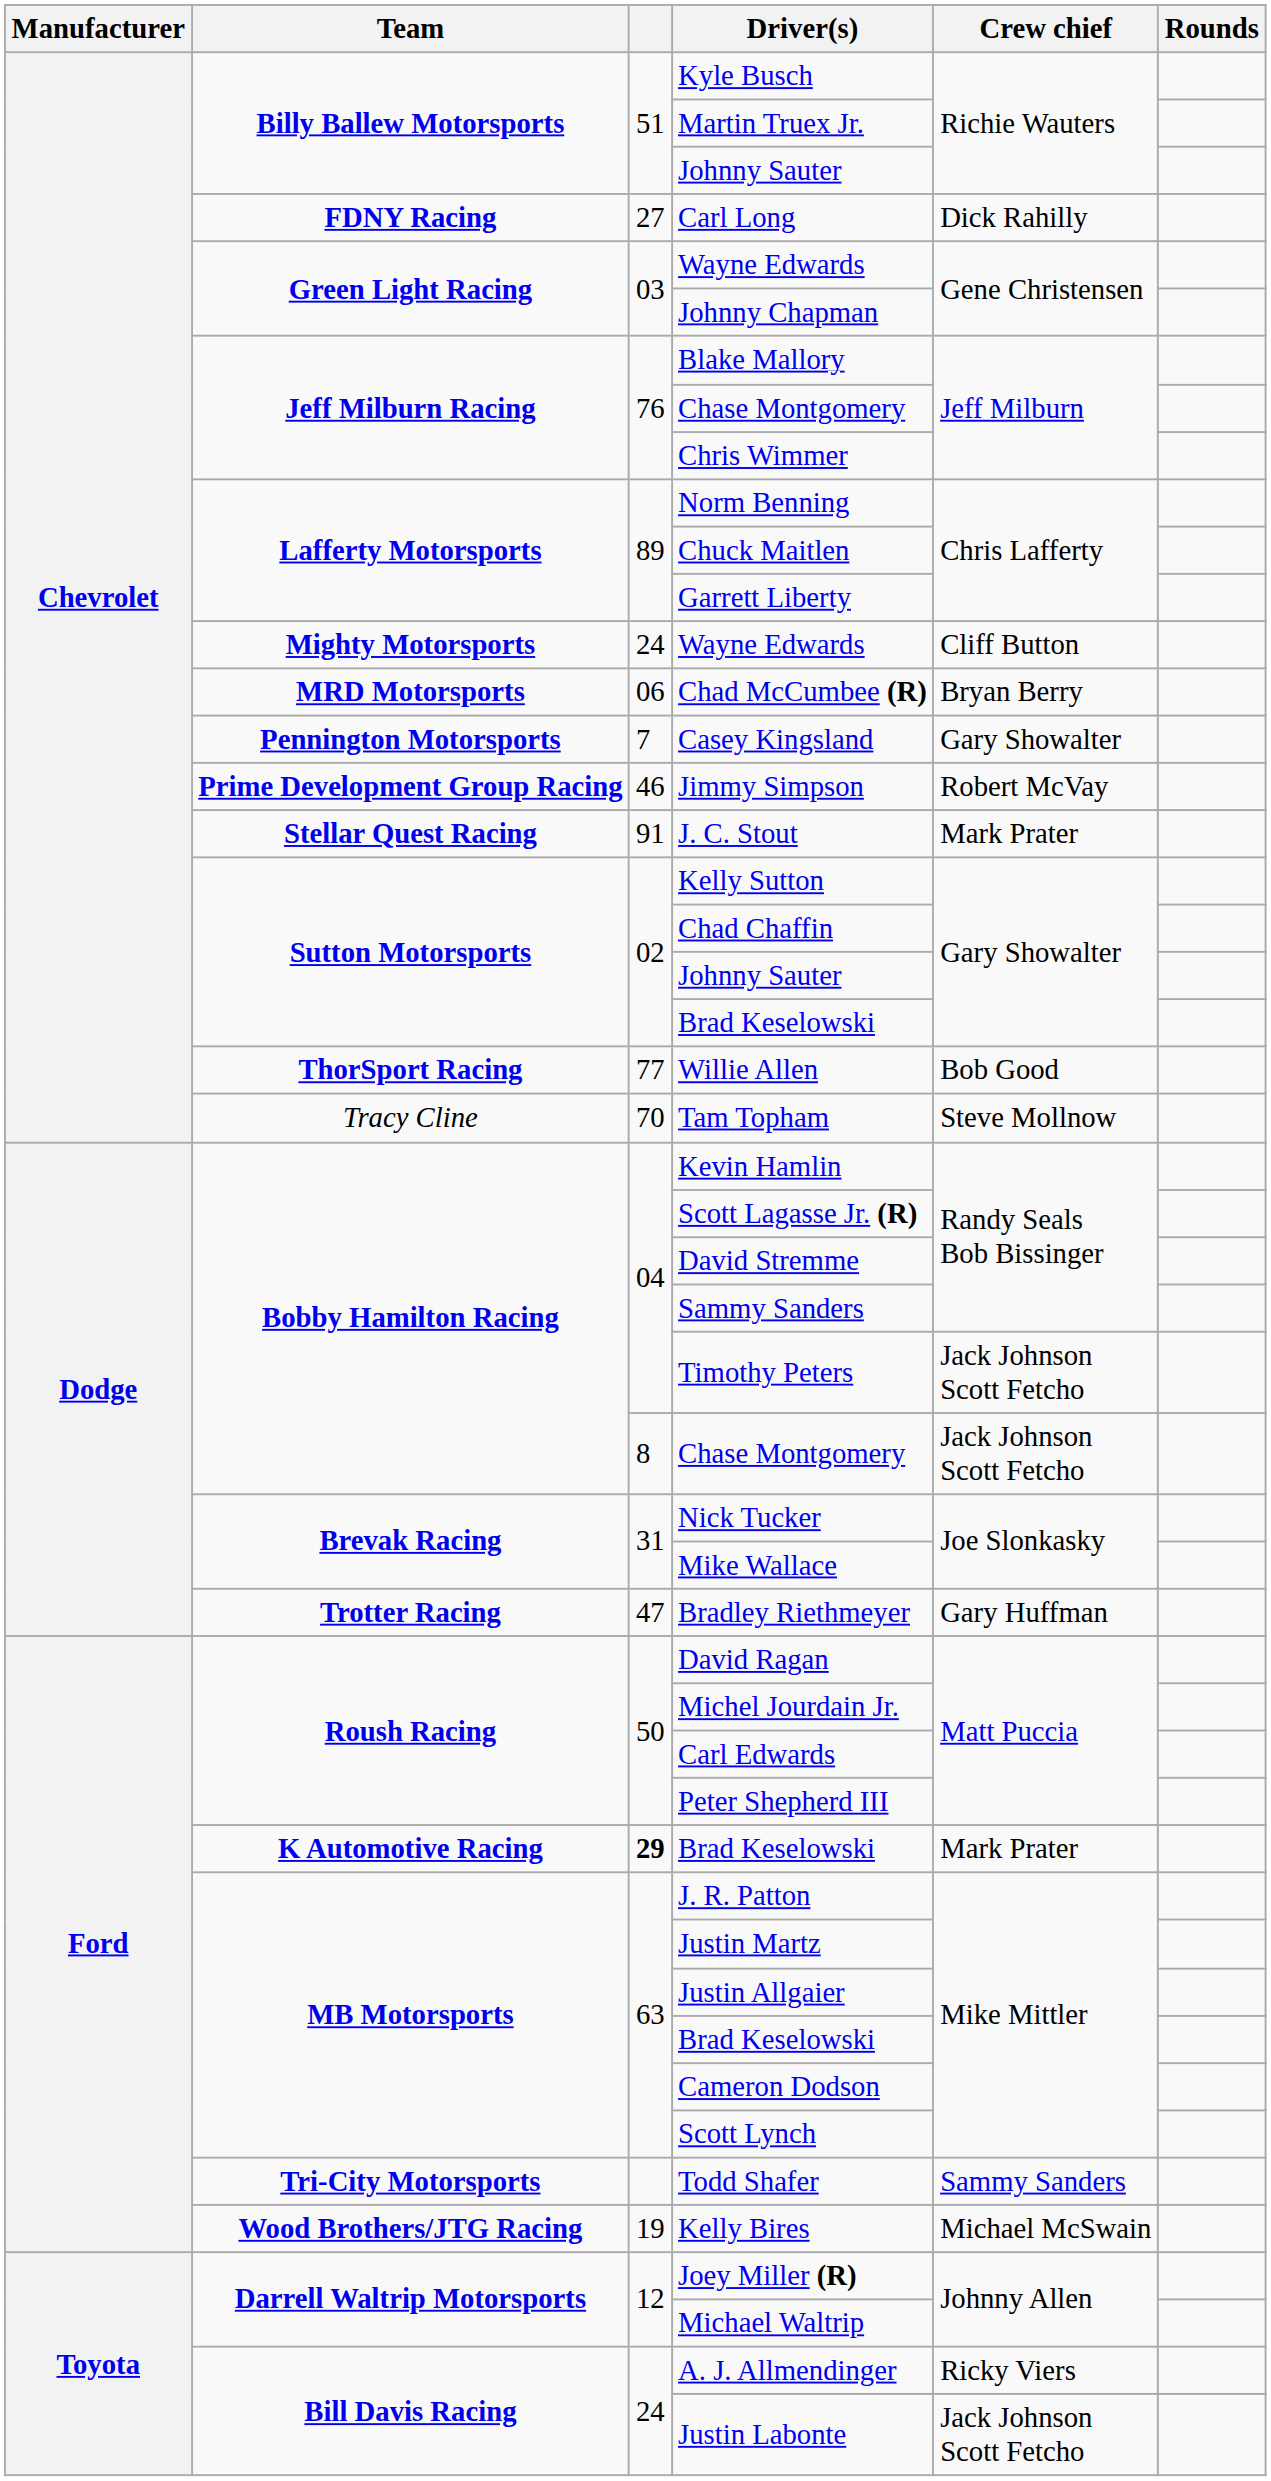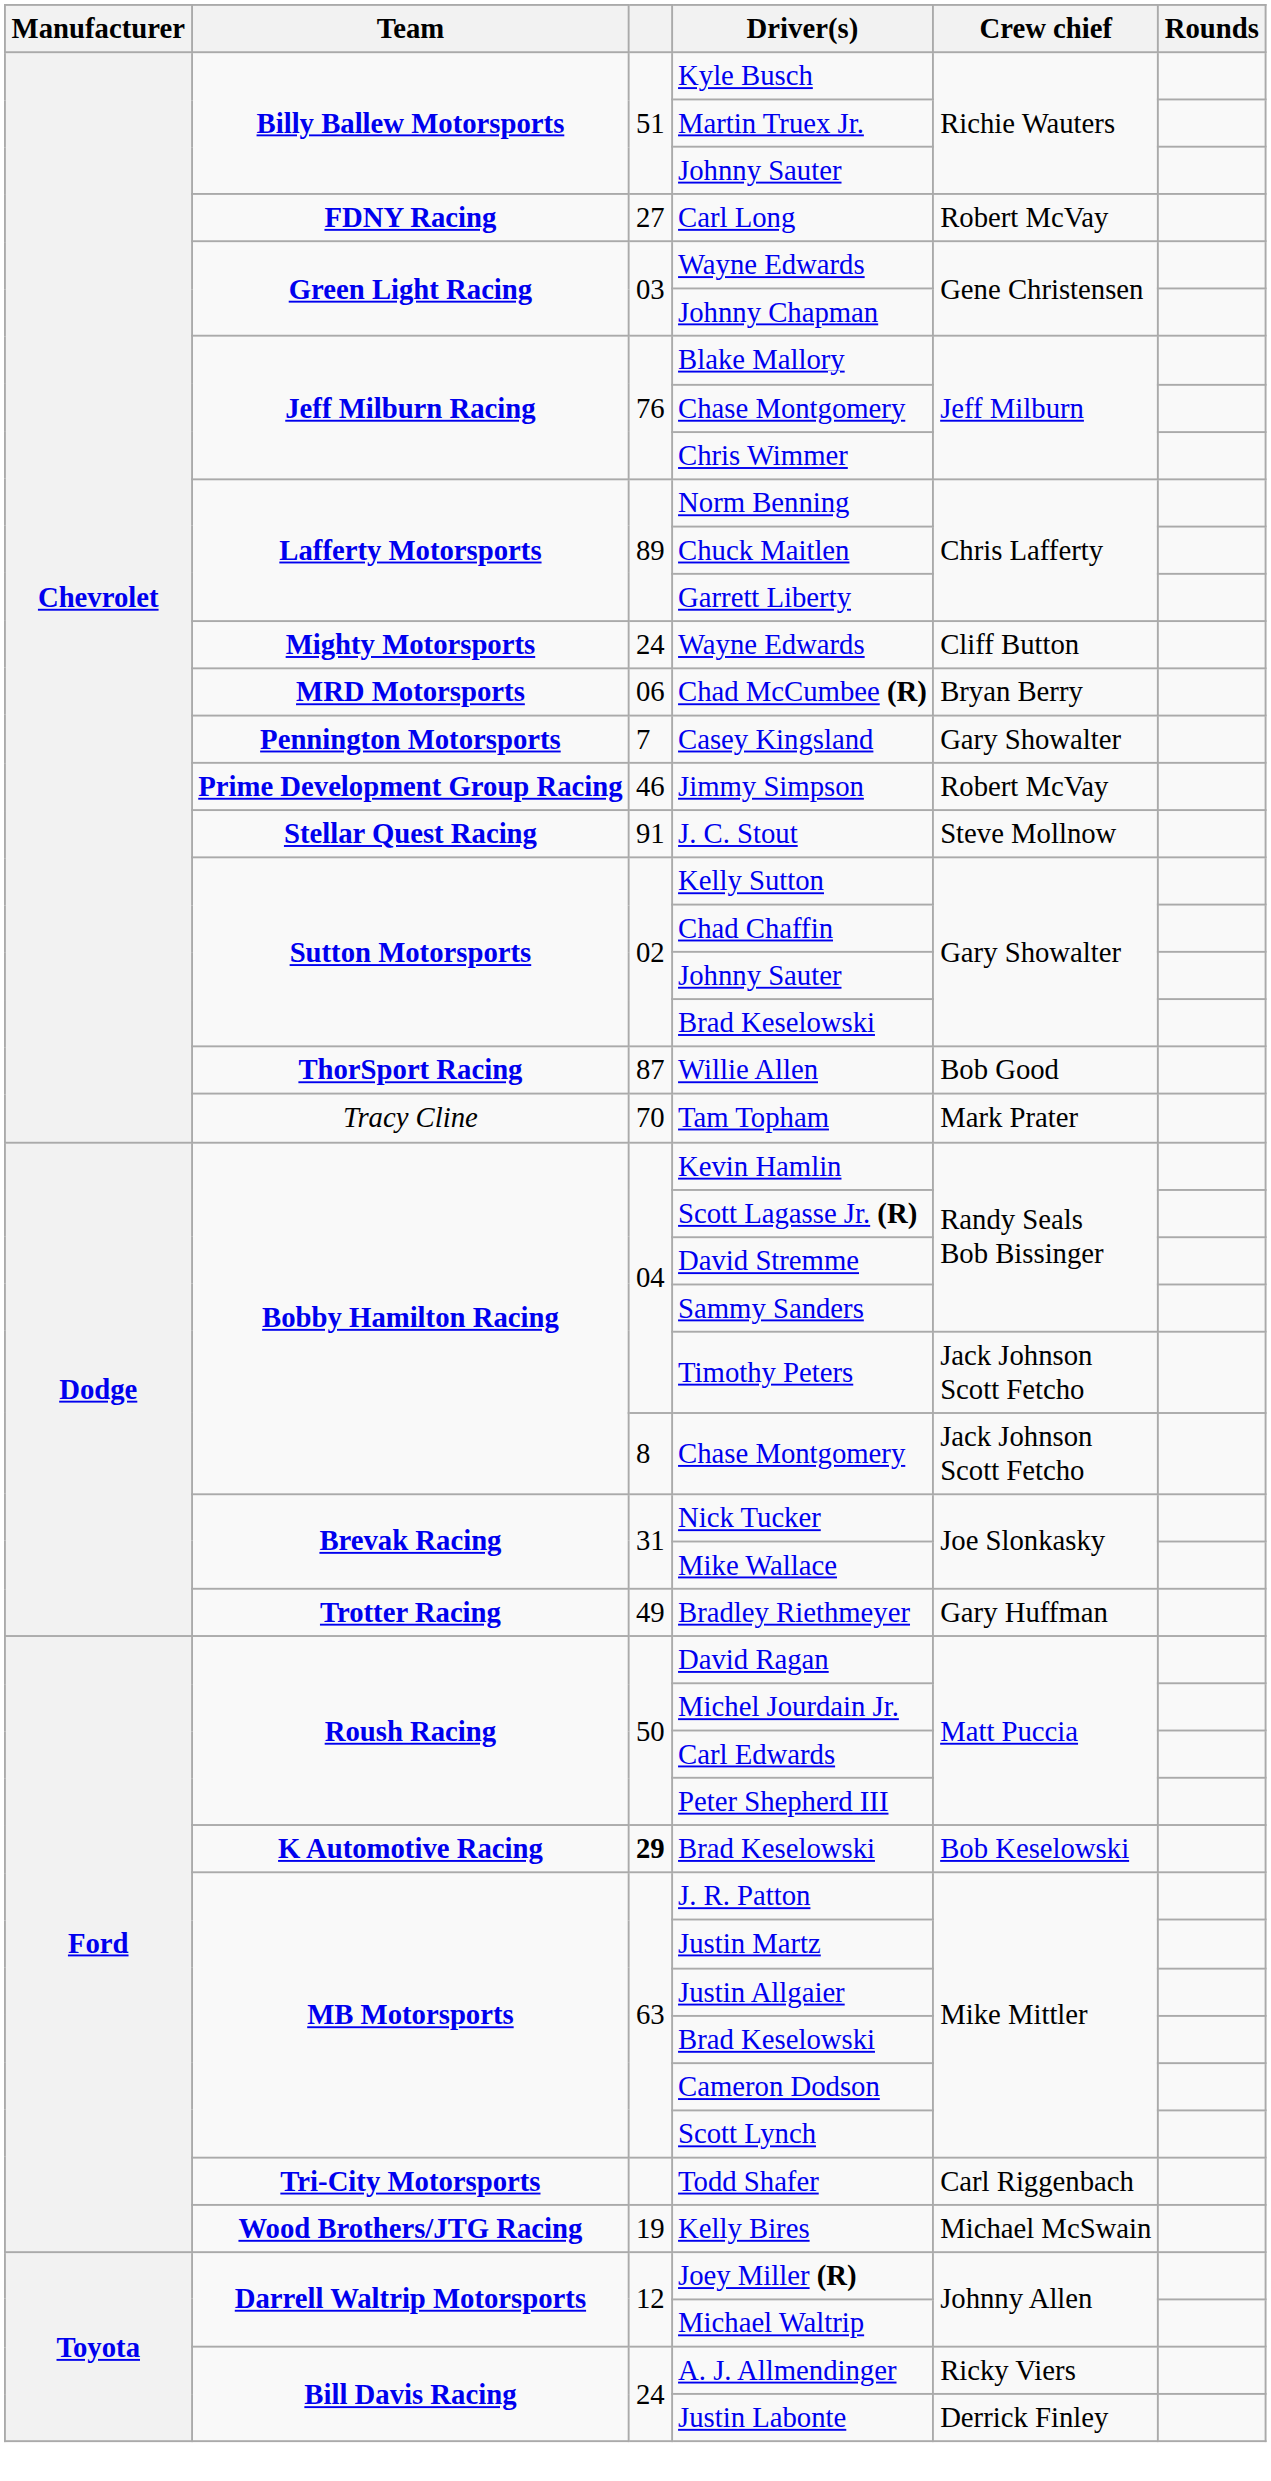(1014, 217) Dick Rahilly -> (1024, 217) Robert McVay
(1009, 833) Mark Prater -> (1028, 833) Steve Mollnow
(650, 1070) 77 -> (650, 1070) 87
(1028, 1117) Steve Mollnow -> (1009, 1117) Mark Prater
(650, 1612) 47 -> (650, 1612) 49
(1009, 1849) Mark Prater -> (1035, 1849) Bob Keselowski
(1033, 2180) Sammy Sanders -> (1037, 2180) Carl Riggenbach
(1016, 2434) Jack Johnson Scott Fetcho -> (1024, 2417) Derrick Finley
